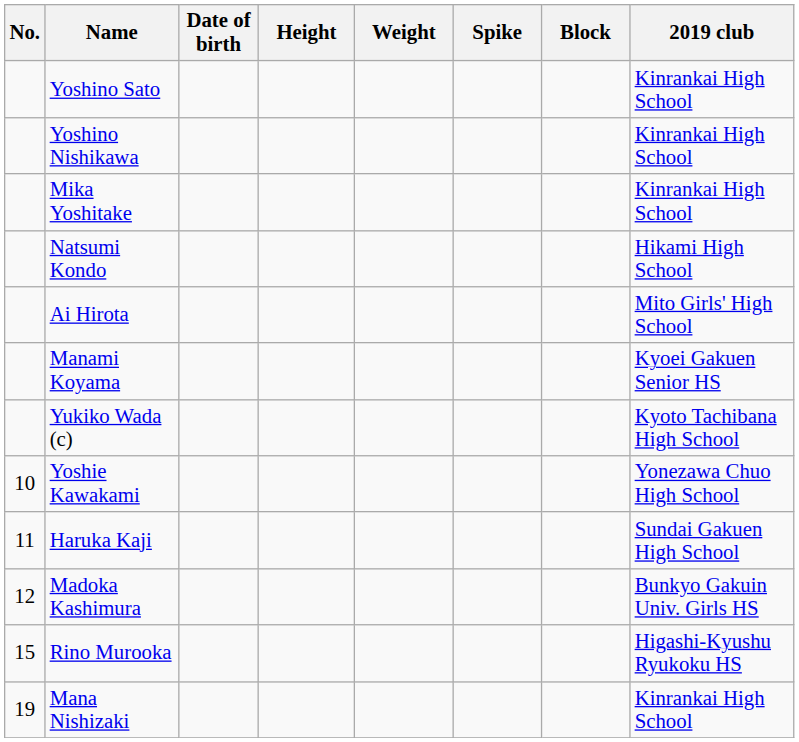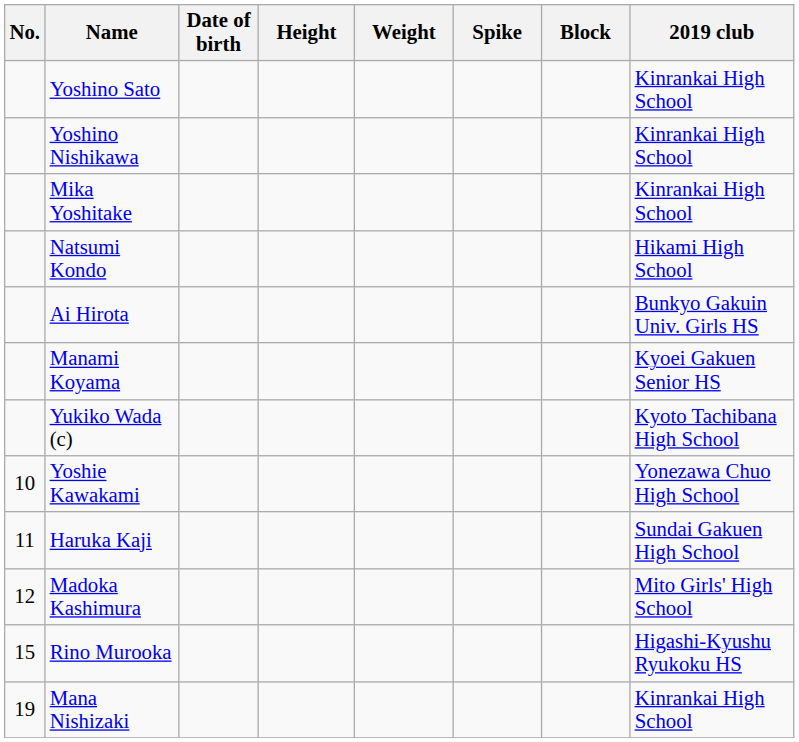(704, 314) Mito Girls' High School -> (701, 314) Bunkyo Gakuin Univ. Girls HS
(701, 596) Bunkyo Gakuin Univ. Girls HS -> (704, 596) Mito Girls' High School
